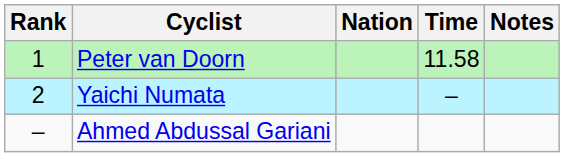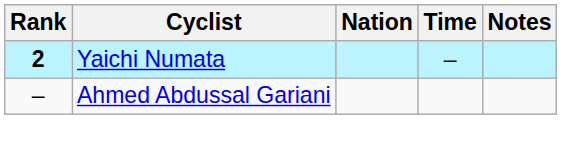- row: (161, 59)
(38, 95) normal -> (38, 59) bold
